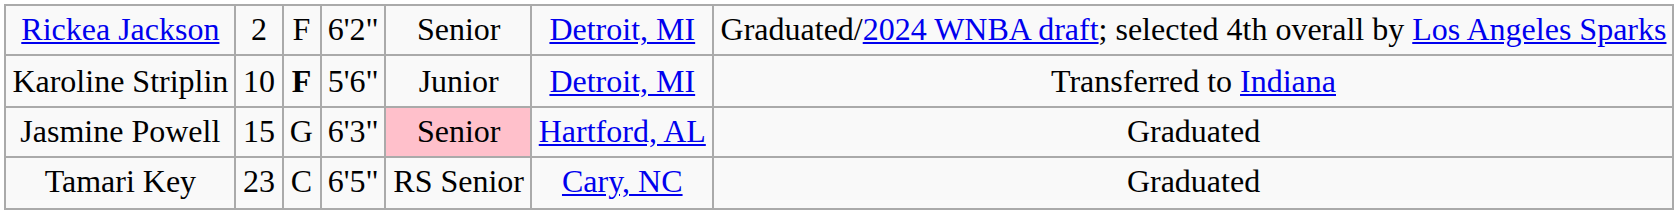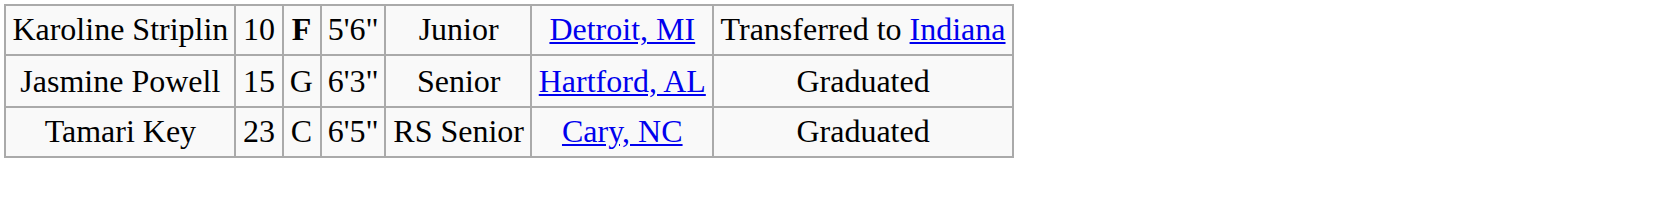- row: (120, 29)
(459, 131) pink background -> (459, 80) no background
